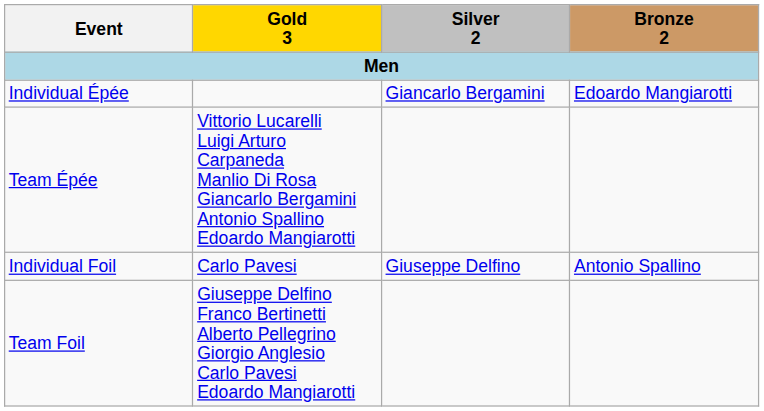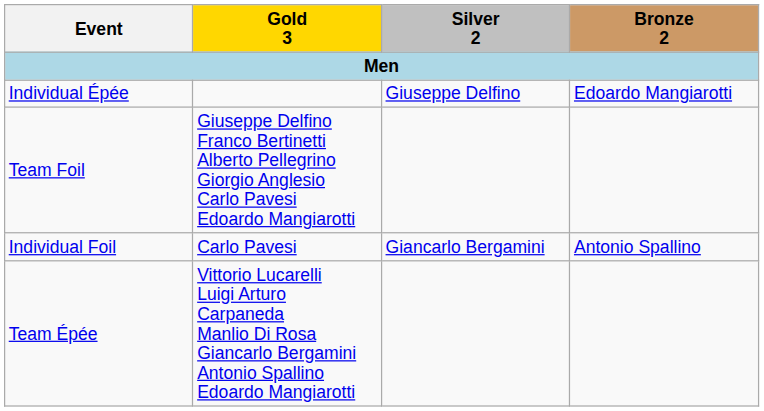(465, 94) Giancarlo Bergamini -> (453, 94) Giuseppe Delfino
rows swapped: (53, 180) <-> (47, 343)
(453, 267) Giuseppe Delfino -> (465, 247) Giancarlo Bergamini
